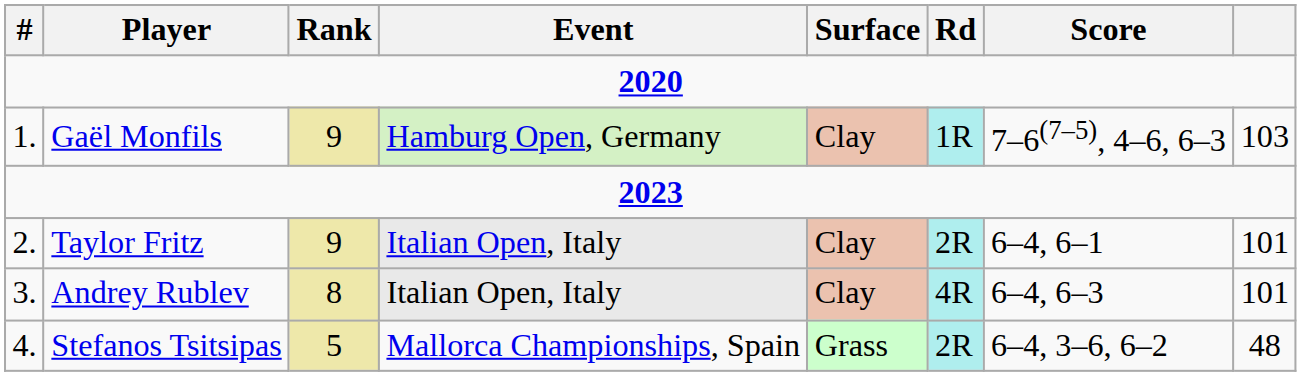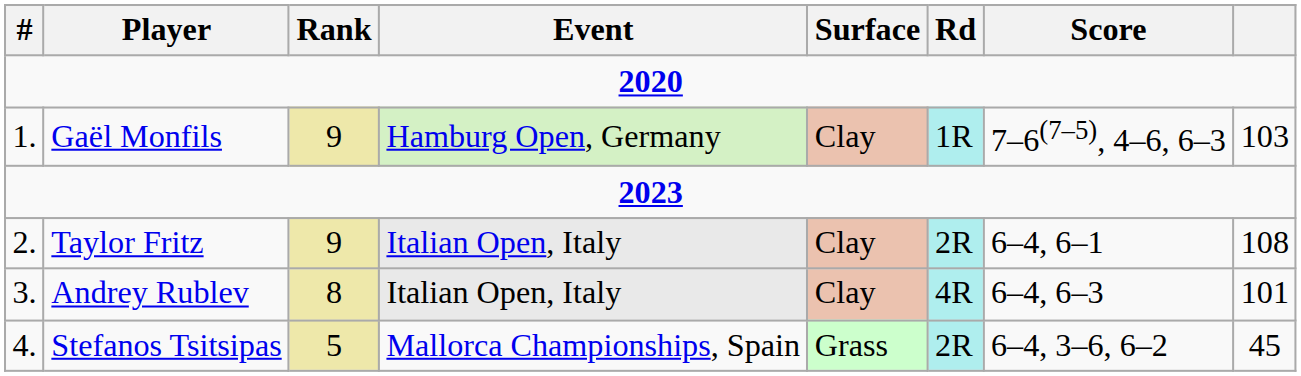(1265, 242) 101 -> (1265, 242) 108
(1265, 344) 48 -> (1265, 344) 45
